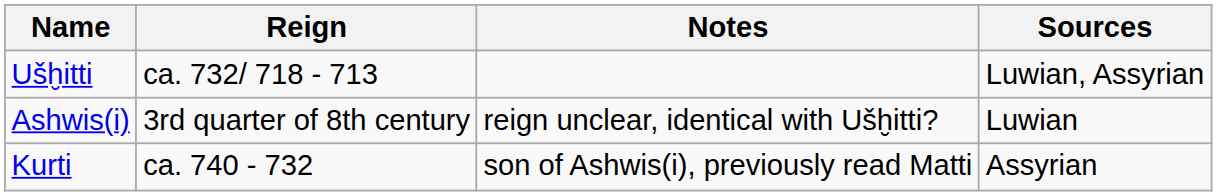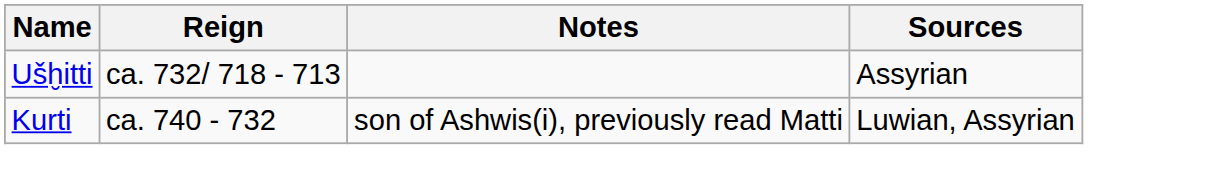(1095, 73) Luwian, Assyrian -> (912, 73) Assyrian
- row: (71, 119)
(1042, 166) Assyrian -> (966, 119) Luwian, Assyrian
